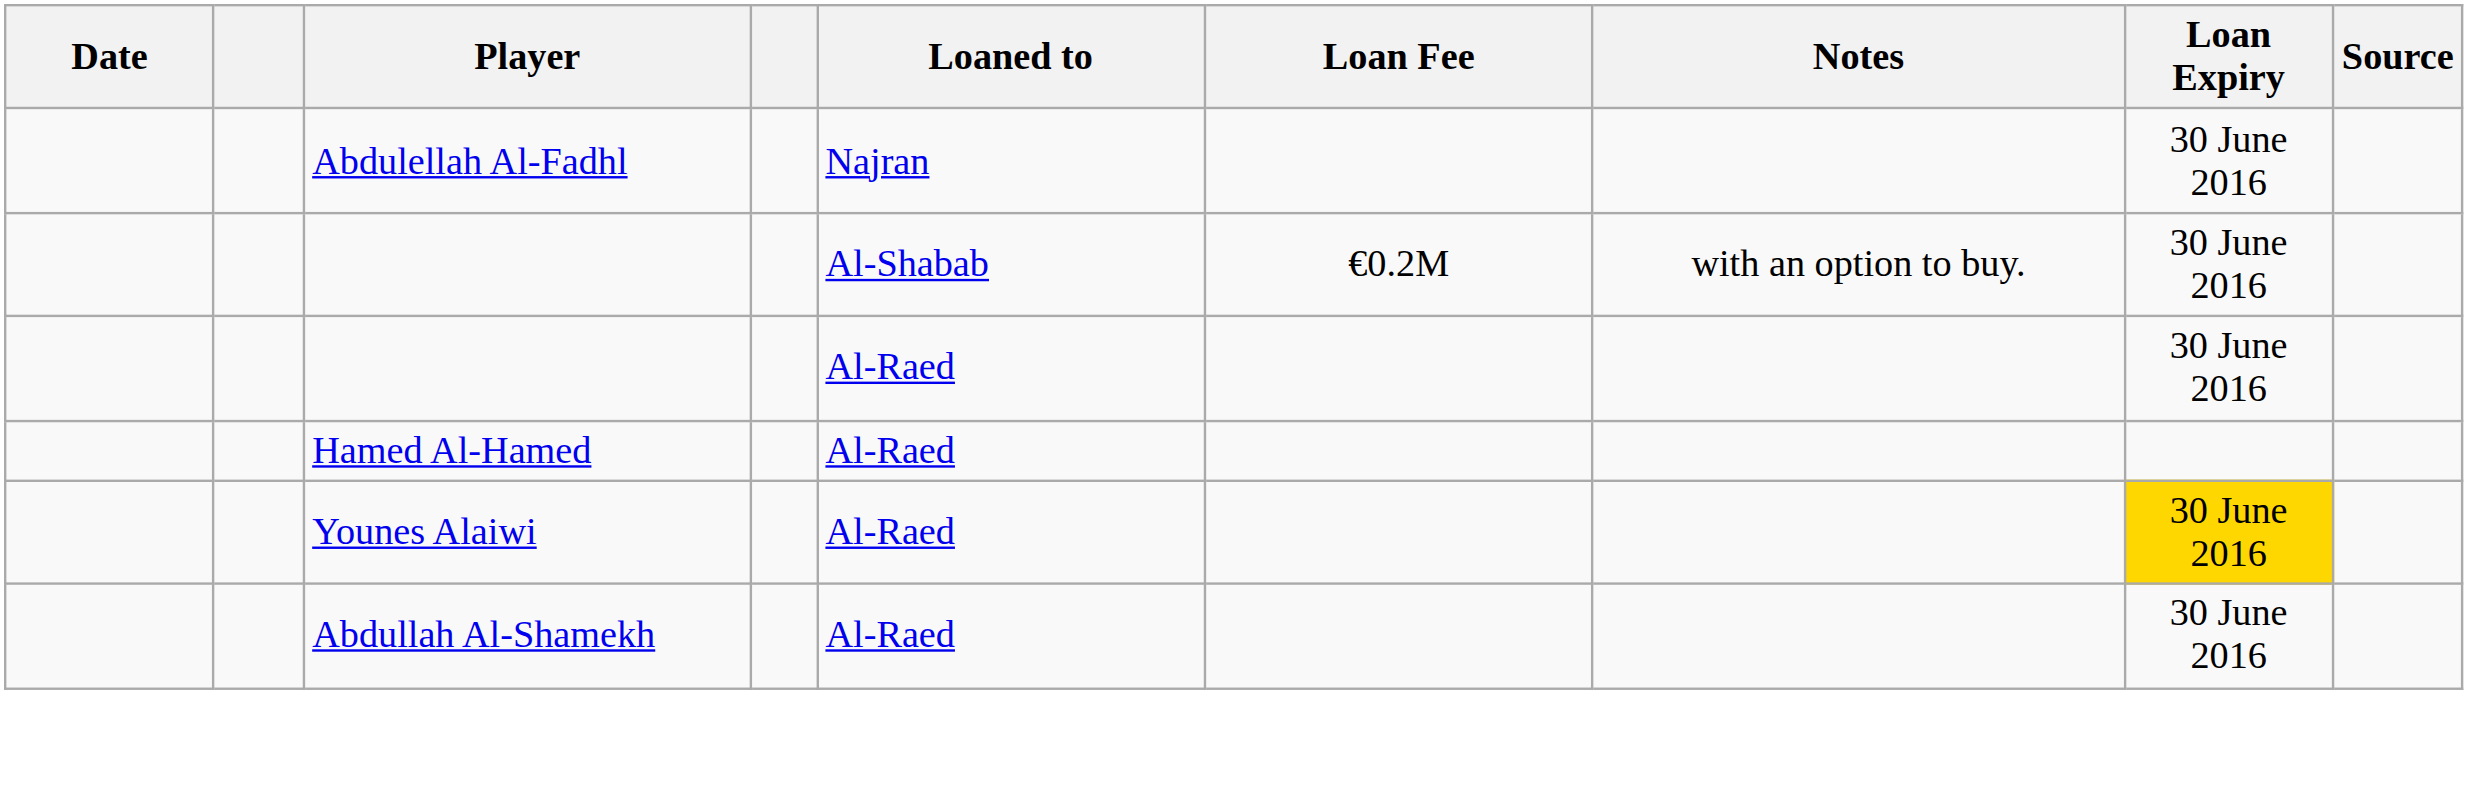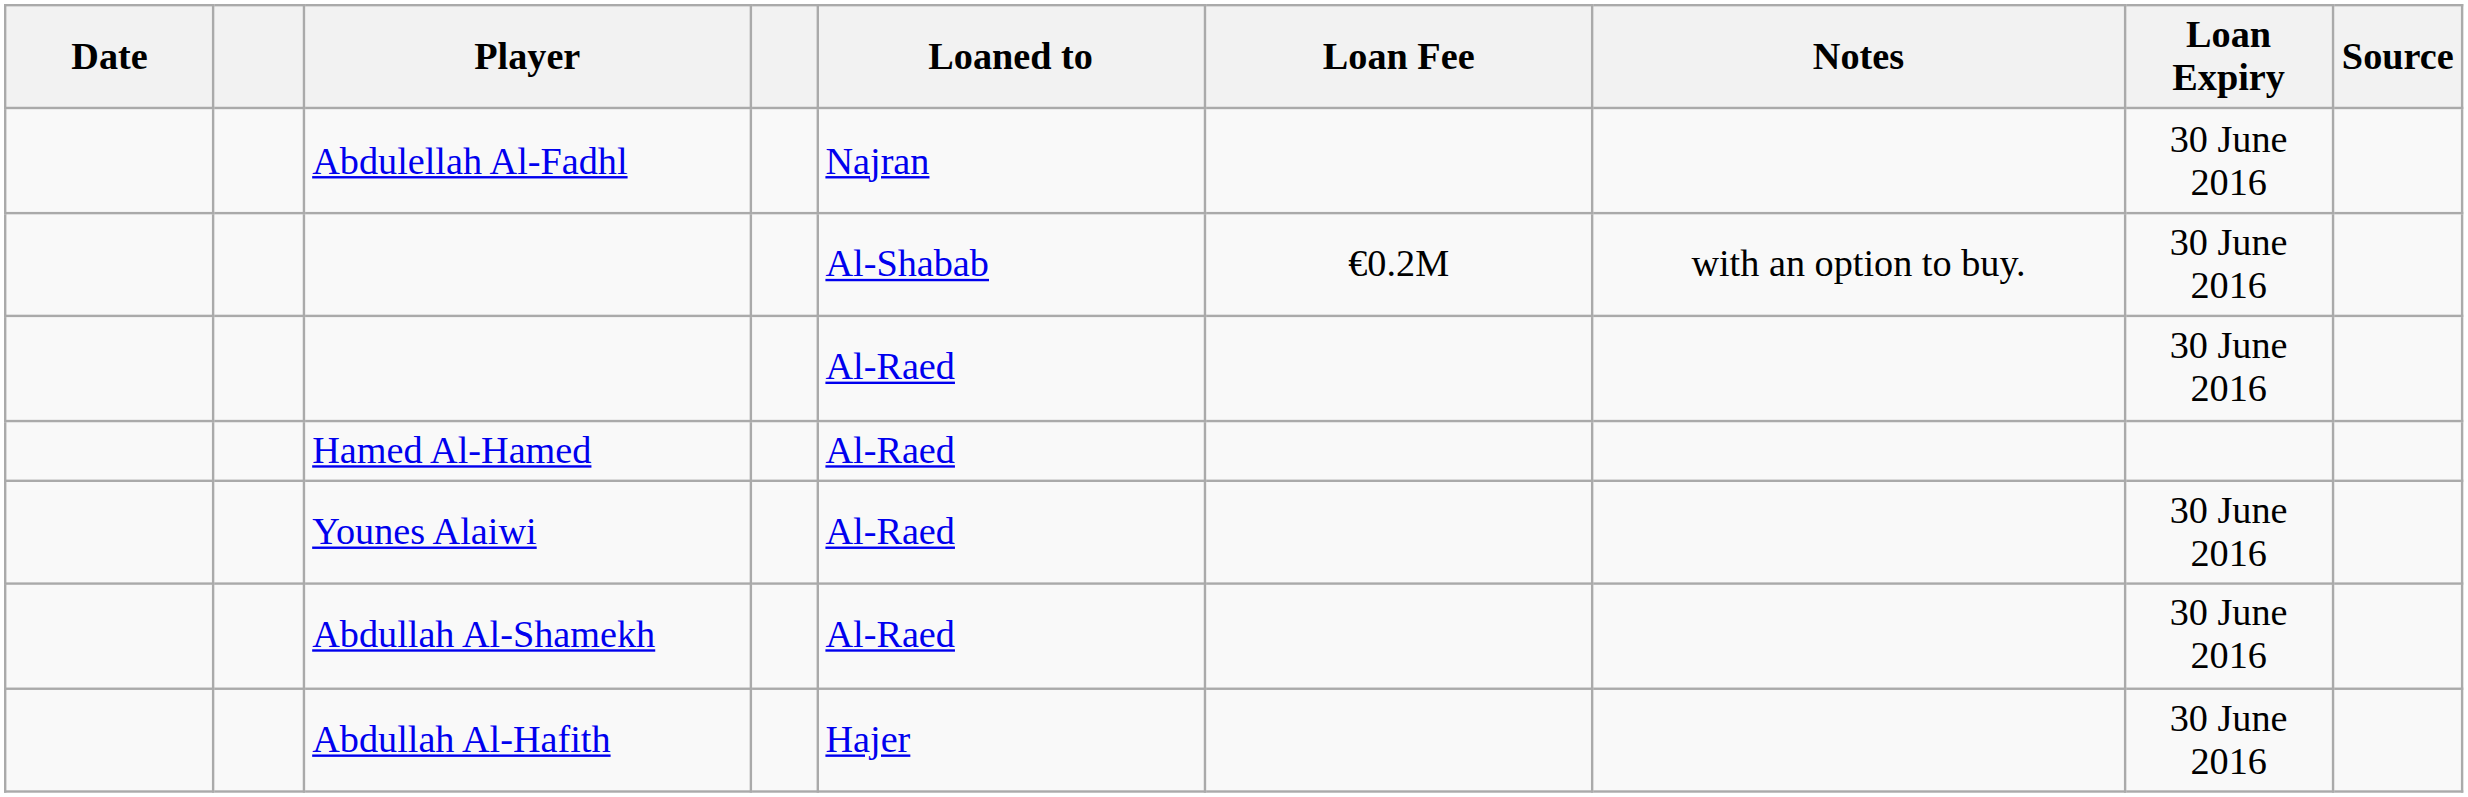(2229, 531) gold background -> (2229, 531) no background
+ row: (110, 740)
